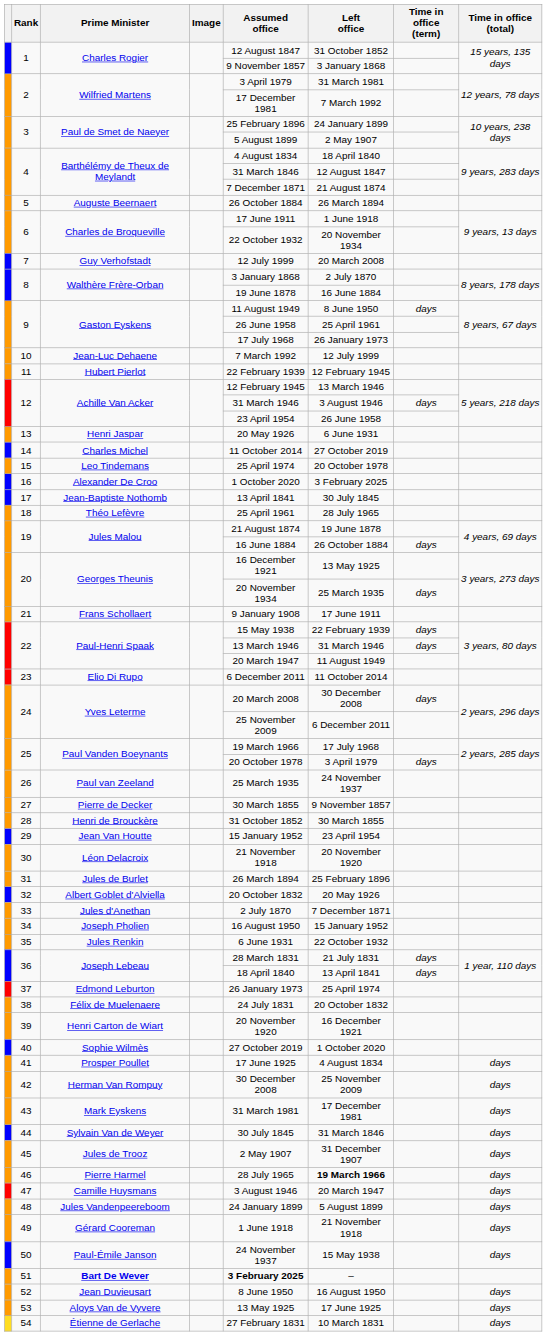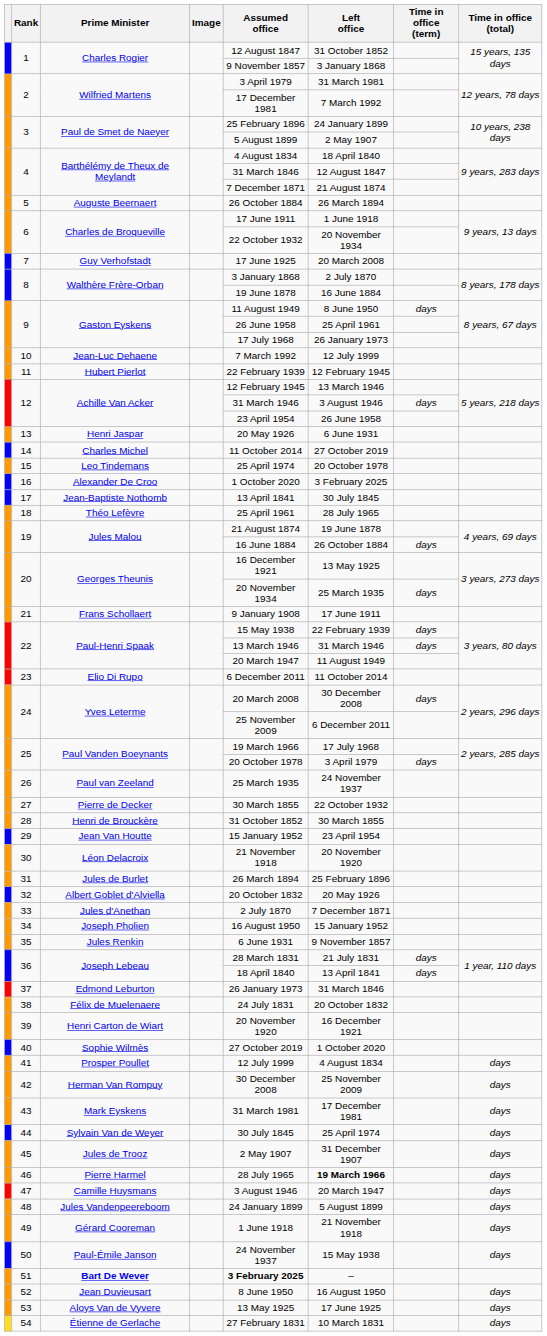(266, 261) 12 July 1999 -> (266, 261) 17 June 1925
(351, 805) 9 November 1857 -> (351, 805) 22 October 1932
(351, 942) 22 October 1932 -> (351, 942) 9 November 1857
(351, 989) 25 April 1974 -> (351, 989) 31 March 1846
(266, 1063) 17 June 1925 -> (266, 1063) 12 July 1999
(351, 1132) 31 March 1846 -> (351, 1132) 25 April 1974
